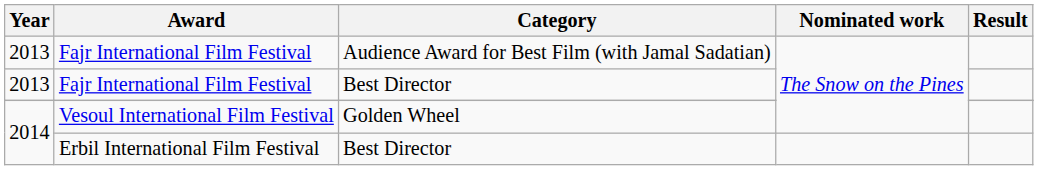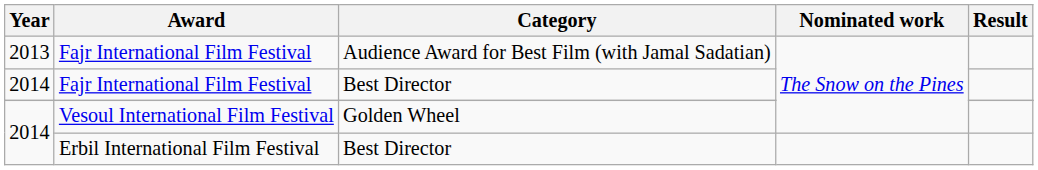(29, 84) 2013 -> (29, 84) 2014
